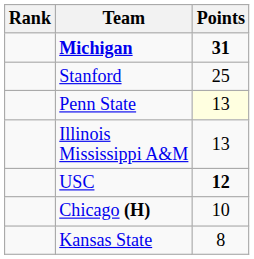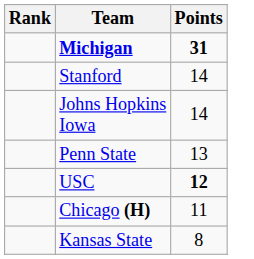(221, 76) 25 -> (199, 76) 14
+ row: (113, 115)
(221, 104) lightyellow background -> (199, 153) no background
- row: (124, 143)
(221, 211) 10 -> (199, 211) 11
